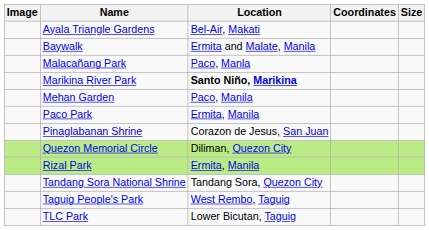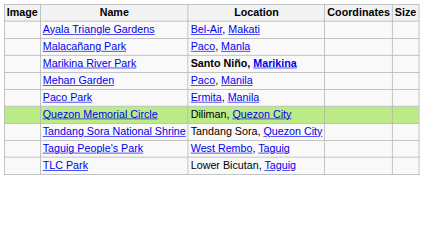- row: (63, 47)
- row: (93, 132)
- row: (67, 166)
